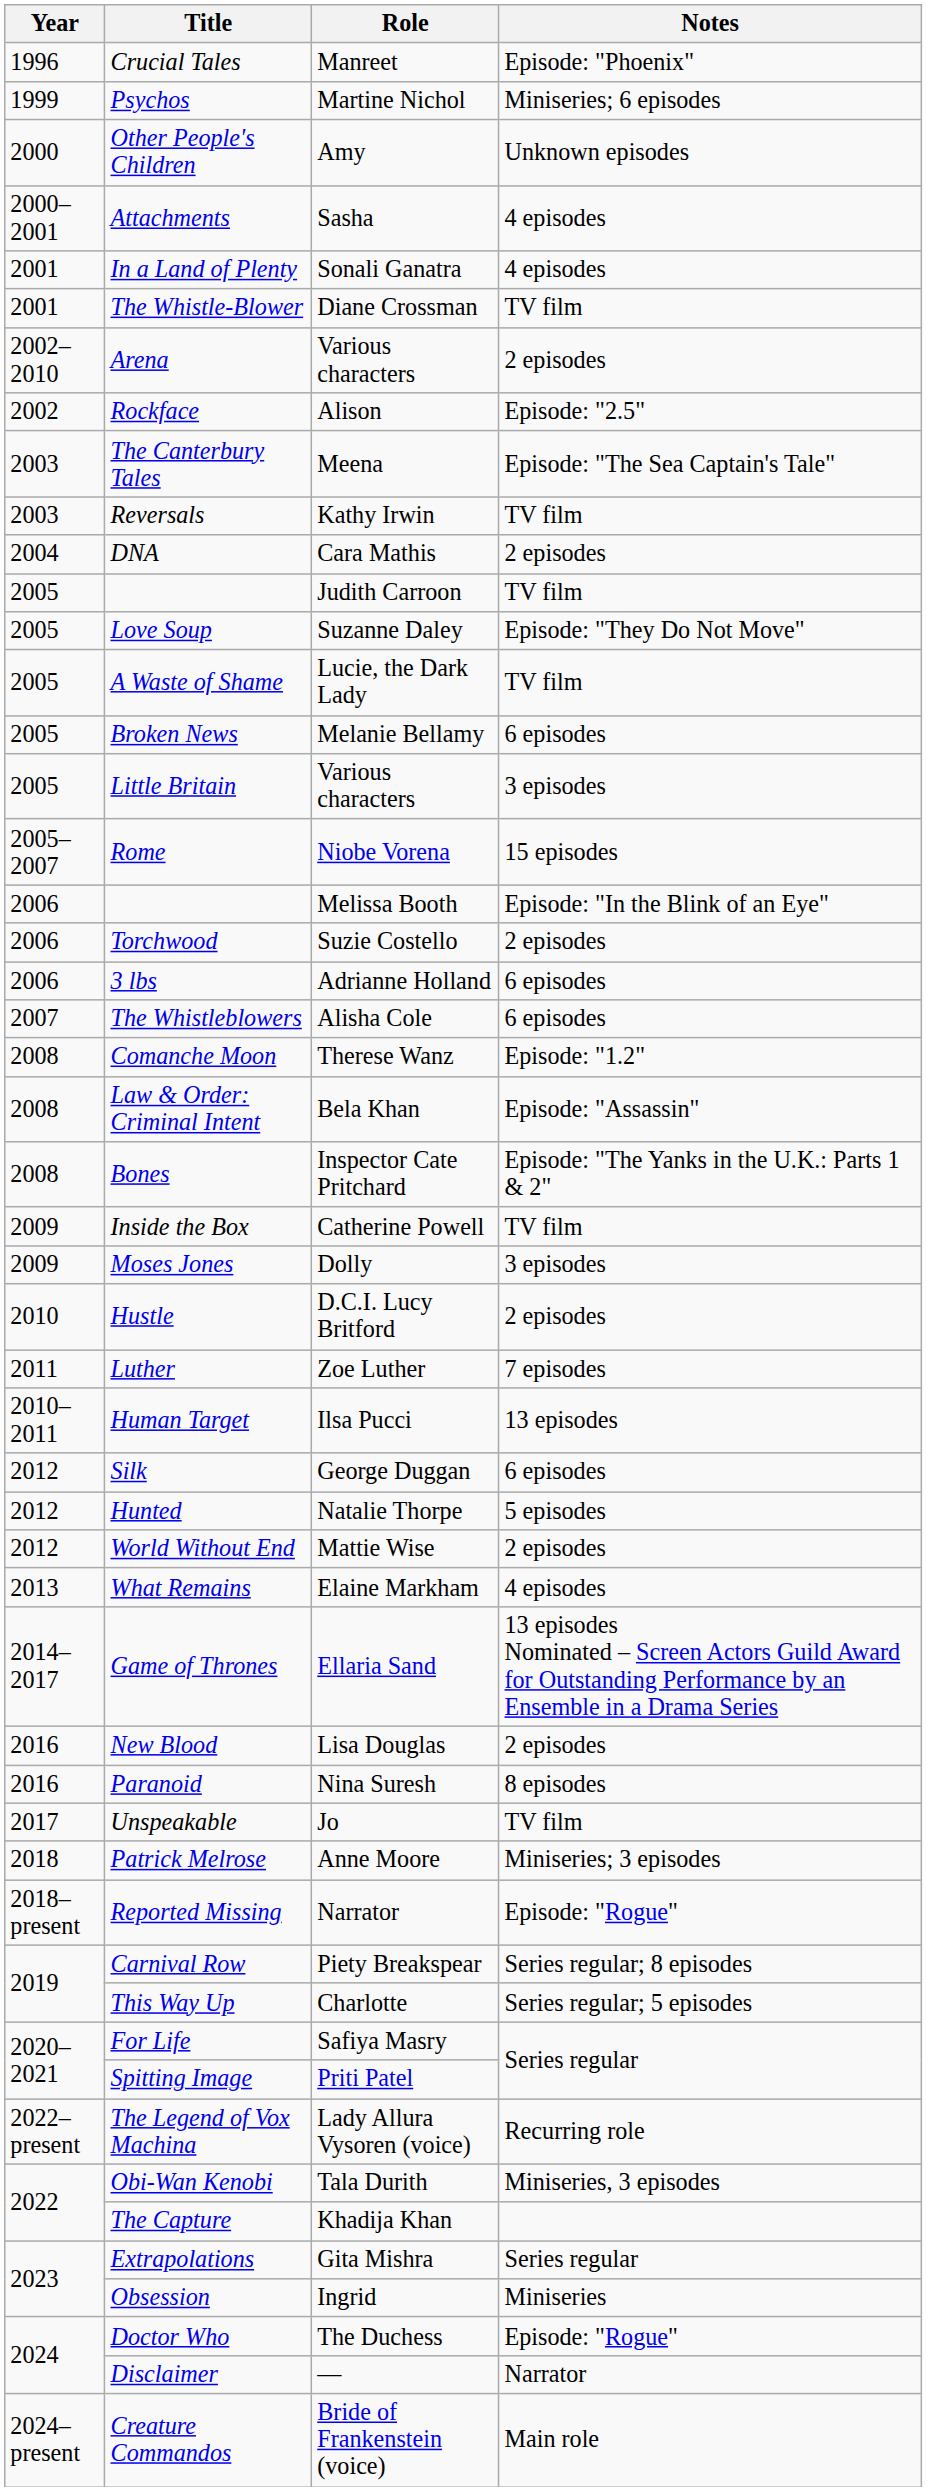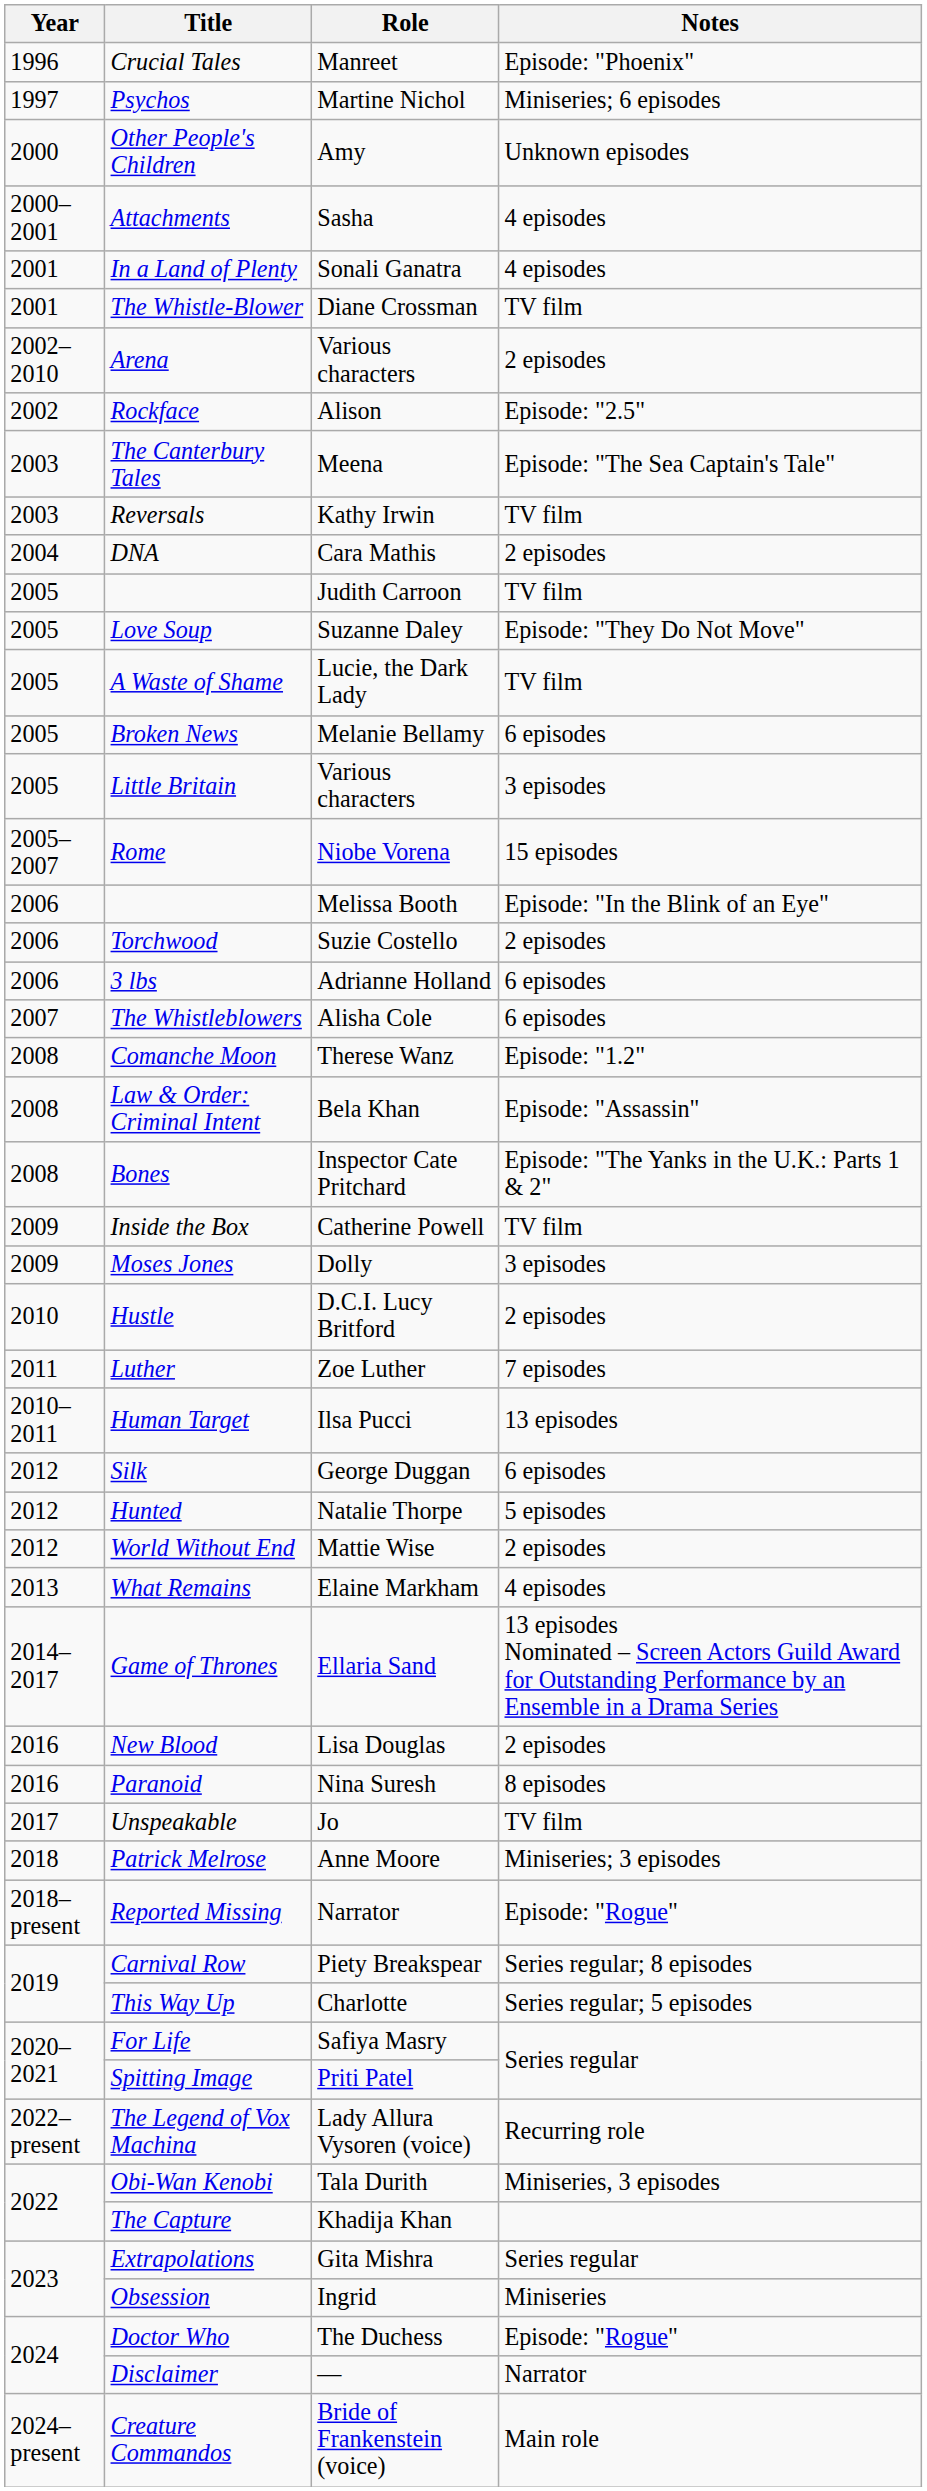(34, 100) 1999 -> (34, 100) 1997
